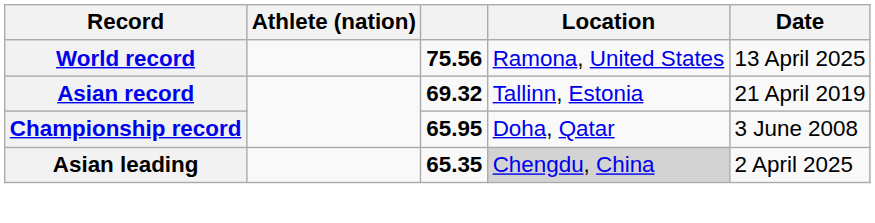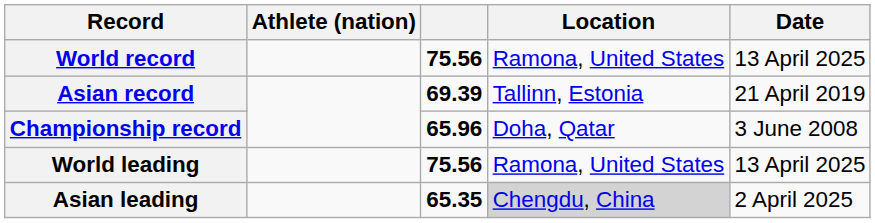(454, 93) 69.32 -> (454, 93) 69.39
(454, 128) 65.95 -> (454, 128) 65.96
+ row: (126, 164)
